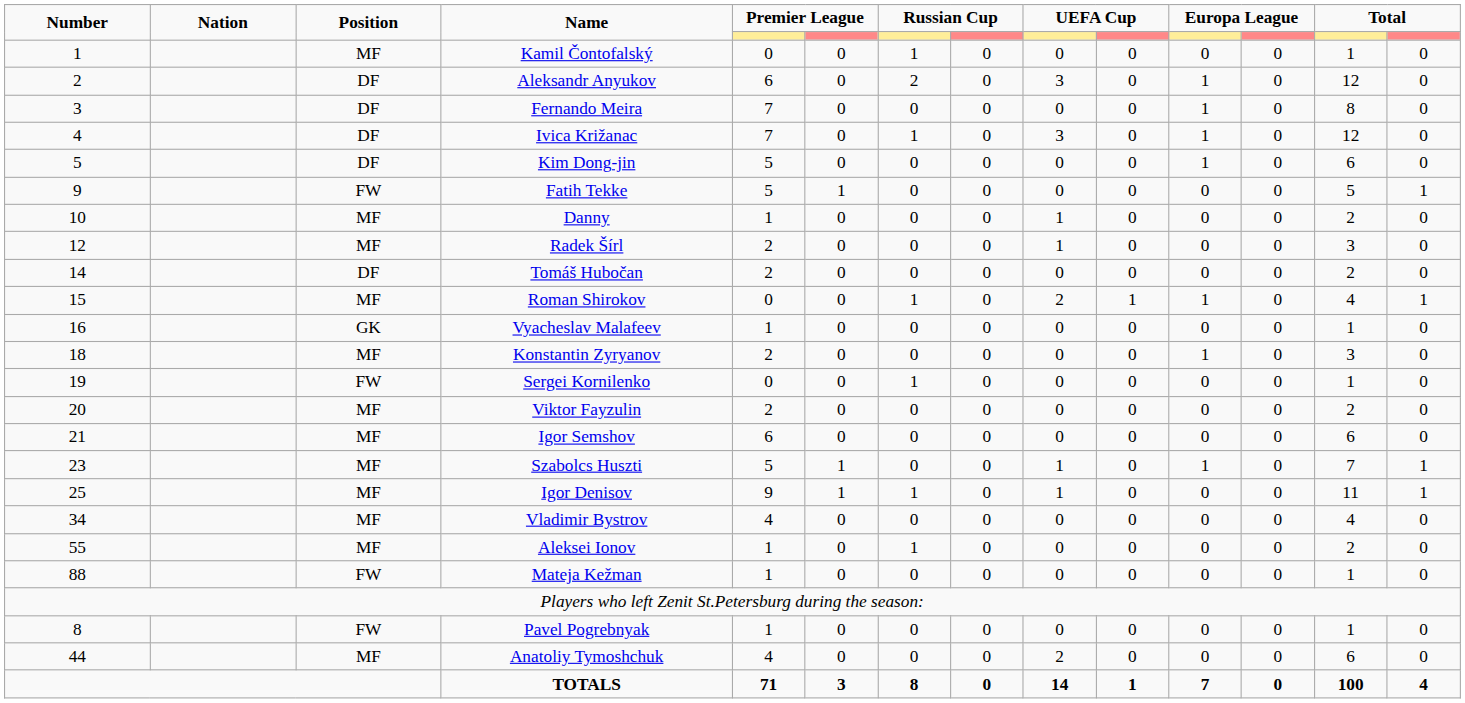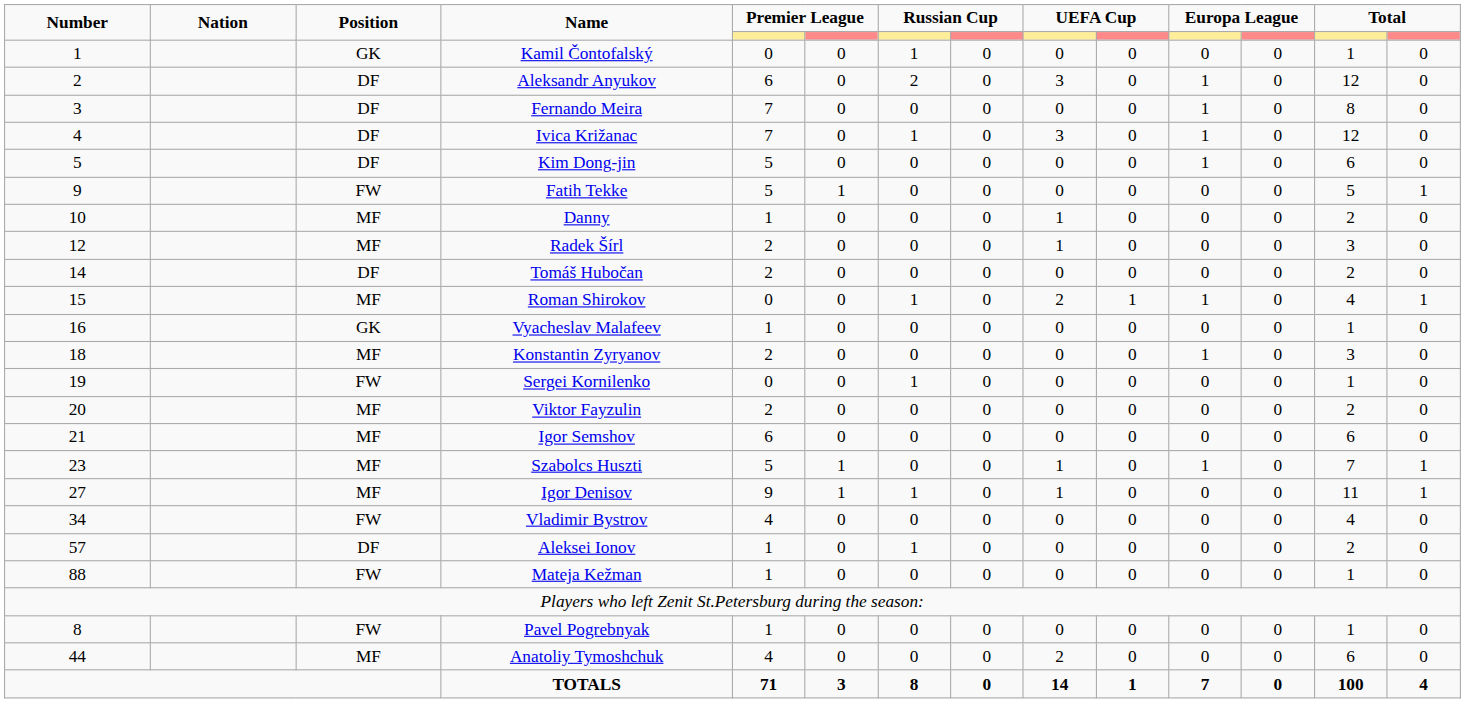(368, 53) MF -> (368, 53) GK
(77, 492) 25 -> (77, 492) 27
(368, 519) MF -> (368, 519) FW
(77, 546) 55 -> (77, 546) 57
(368, 546) MF -> (368, 546) DF
